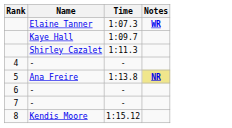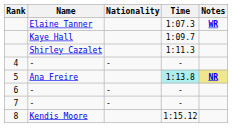+ column: (133, 11)
(123, 77) no background -> (180, 77) paleturquoise background
